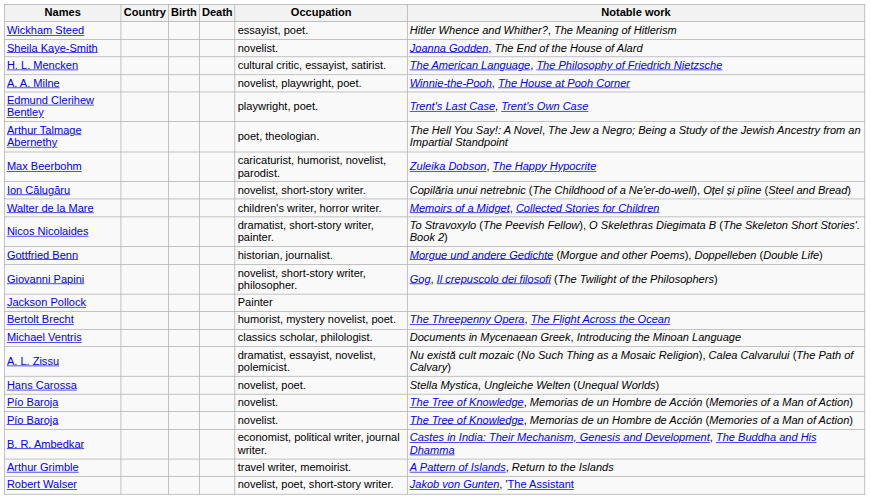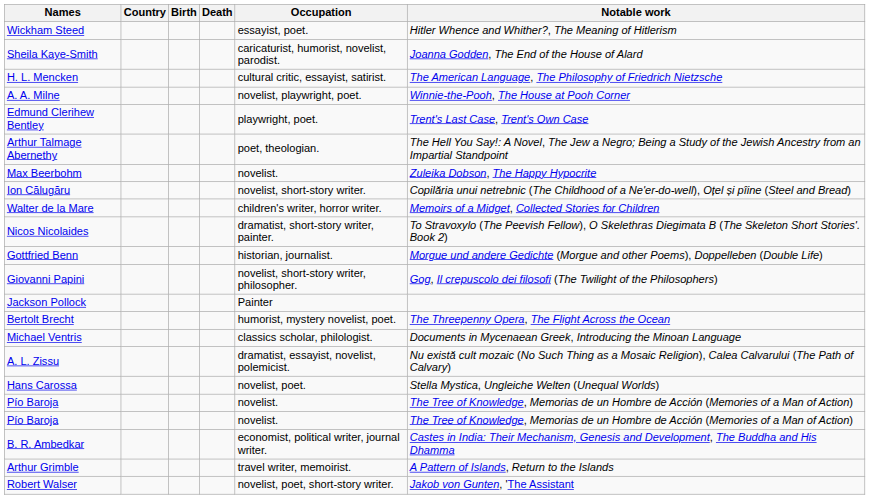(258, 48) novelist. -> (312, 54) caricaturist, humorist, novelist, parodist.
(312, 166) caricaturist, humorist, novelist, parodist. -> (258, 173) novelist.
